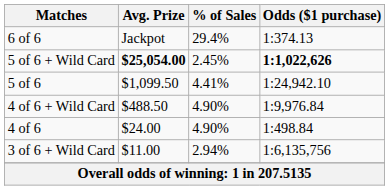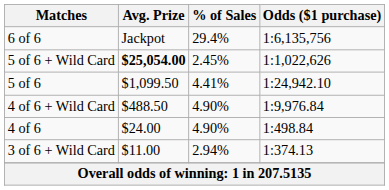(288, 38) 1:374.13 -> (297, 38) 1:6,135,756
(297, 60) bold -> (297, 60) normal
(297, 151) 1:6,135,756 -> (288, 151) 1:374.13
